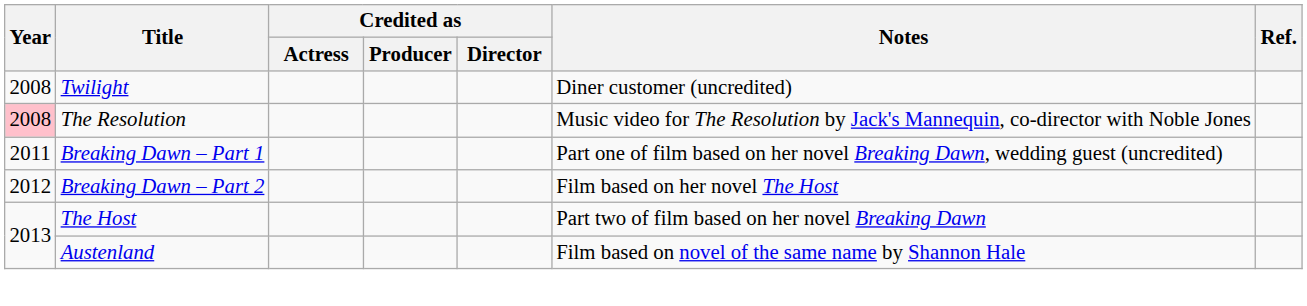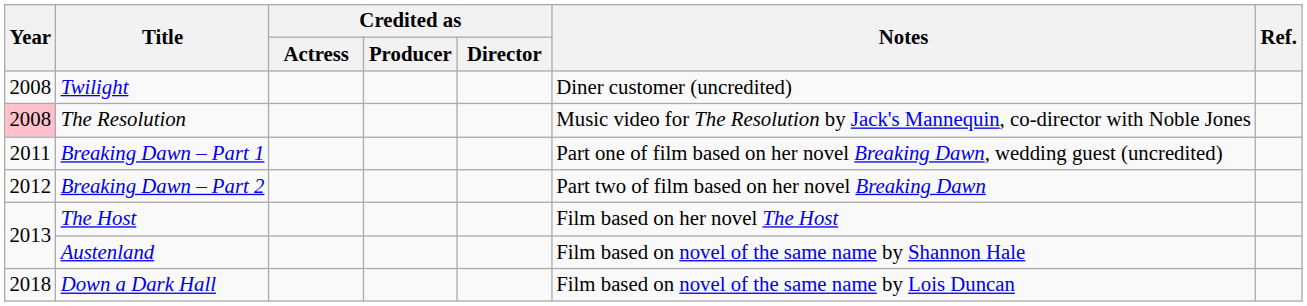(697, 185) Film based on her novel The Host -> (771, 185) Part two of film based on her novel Breaking Dawn
(771, 218) Part two of film based on her novel Breaking Dawn -> (697, 218) Film based on her novel The Host
+ row: (138, 284)
